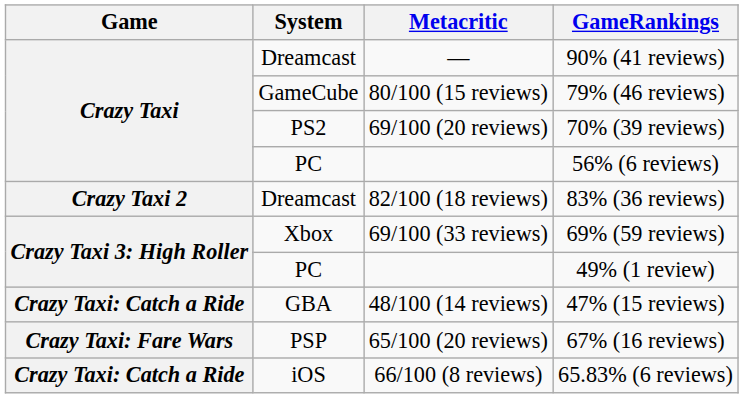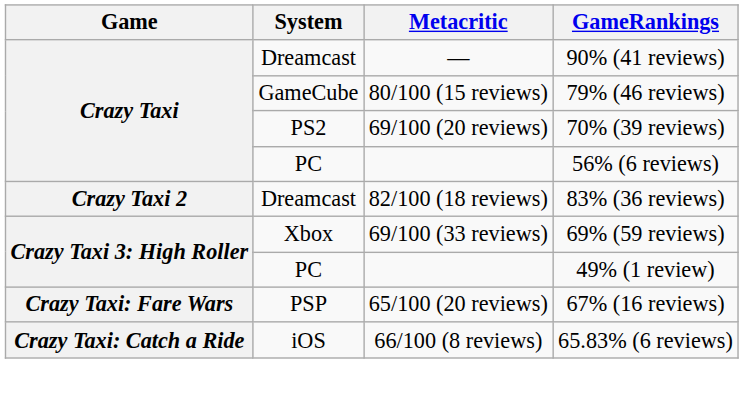- row: (646, 304)
